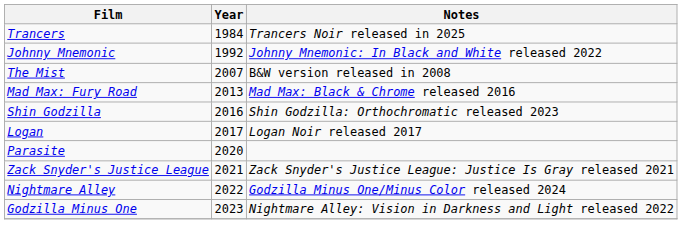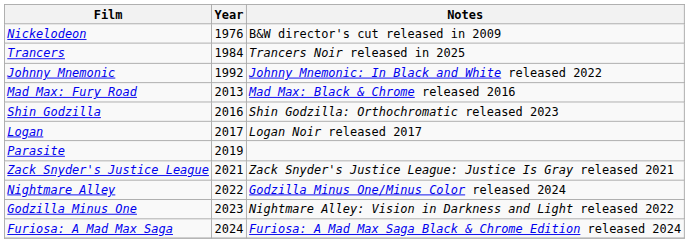+ row: (47, 34)
- row: (36, 73)
(229, 151) 2020 -> (229, 151) 2019
+ row: (90, 229)
